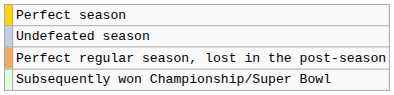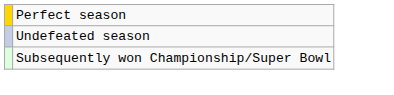- row: (201, 58)
